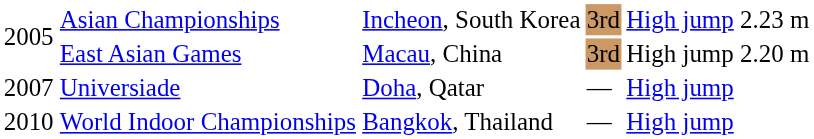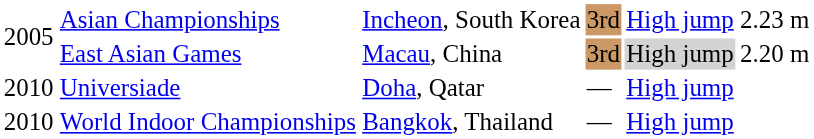(680, 53) no background -> (680, 53) lightgrey background
(29, 88) 2007 -> (29, 88) 2010
